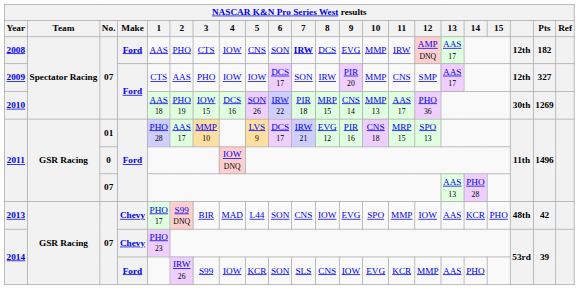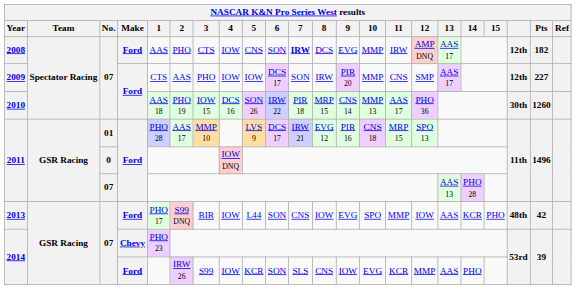(545, 77) 327 -> (541, 77) 227
(545, 105) 1269 -> (541, 105) 1260
(132, 215) Chevy -> (132, 215) Ford
(232, 215) MAD -> (231, 215) IOW
